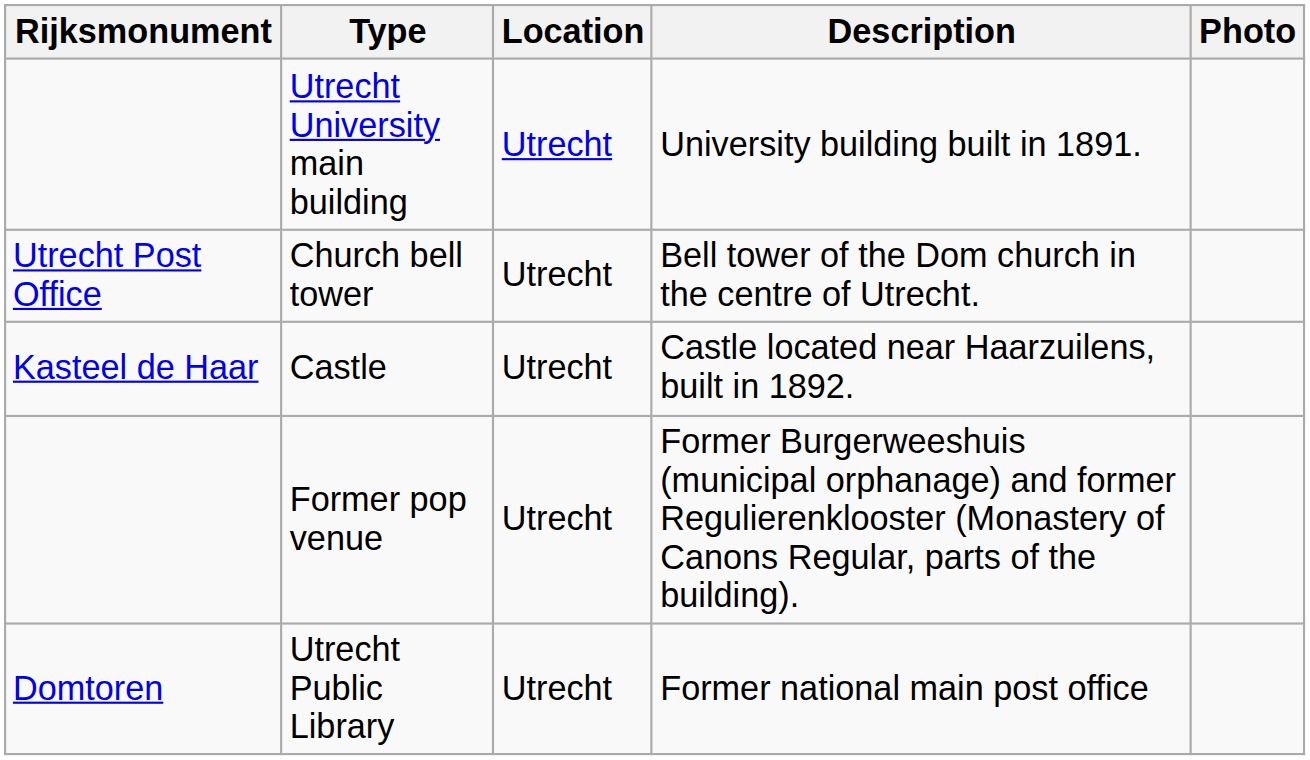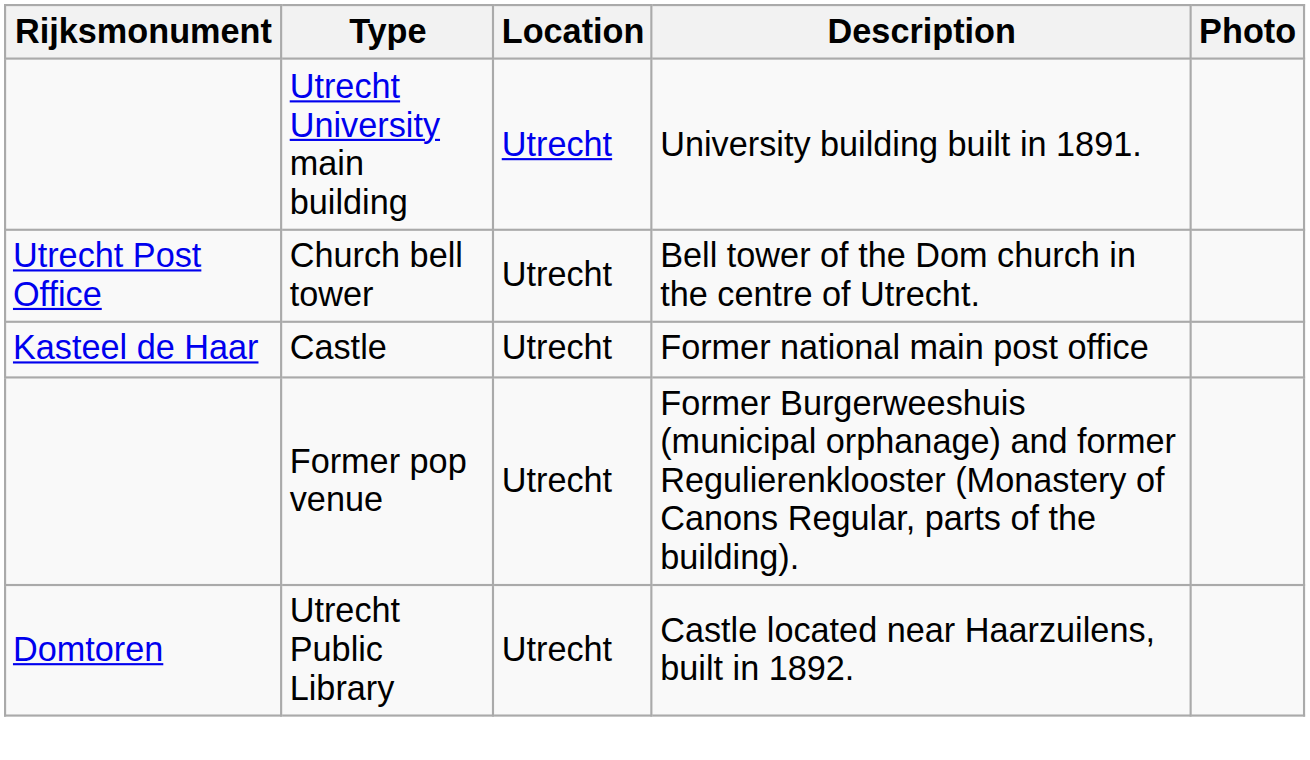(908, 367) Castle located near Haarzuilens, built in 1892. -> (904, 348) Former national main post office
(904, 688) Former national main post office -> (908, 649) Castle located near Haarzuilens, built in 1892.
